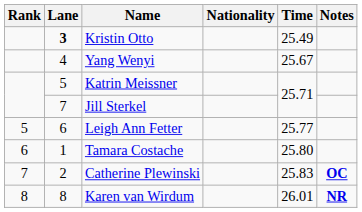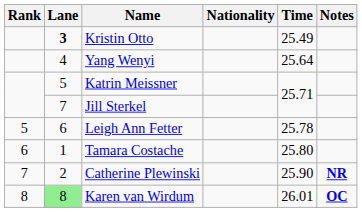(297, 60) 25.67 -> (297, 60) 25.64
(297, 128) 25.77 -> (297, 128) 25.78
(297, 173) 25.83 -> (297, 173) 25.90
(337, 173) OC -> (337, 173) NR
(63, 196) no background -> (63, 196) lightgreen background
(337, 196) NR -> (337, 196) OC
